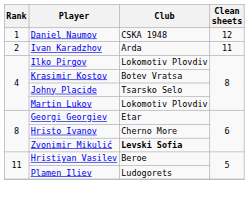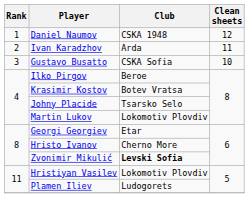+ row: (69, 62)
(164, 62) Lokomotiv Plovdiv -> (134, 76) Beroe
(134, 159) Beroe -> (164, 172) Lokomotiv Plovdiv
